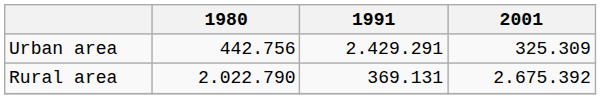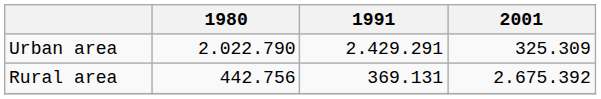(258, 49) 442.756 -> (247, 49) 2.022.790
(247, 78) 2.022.790 -> (258, 78) 442.756
